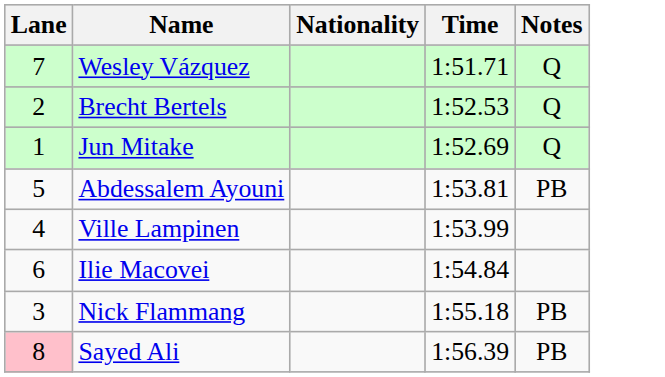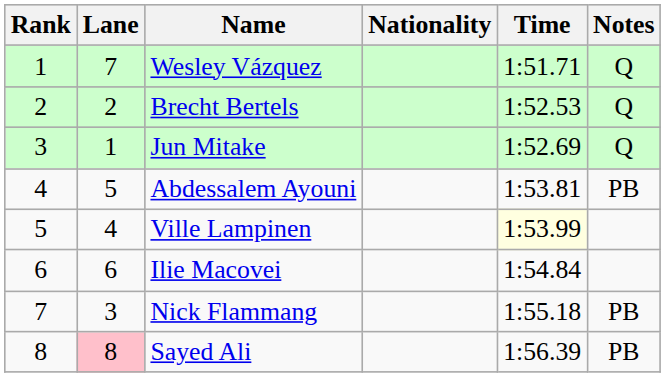+ column: (41, 24)
(470, 229) no background -> (542, 229) lightyellow background
